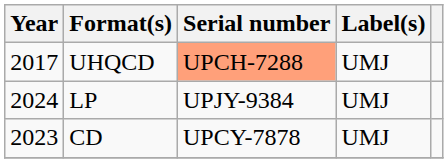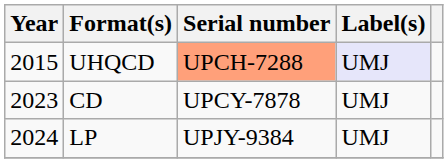(34, 61) 2017 -> (34, 61) 2015
(365, 61) no background -> (365, 61) lavender background
rows swapped: (86, 137) <-> (83, 99)
